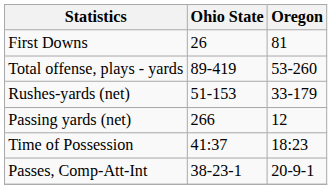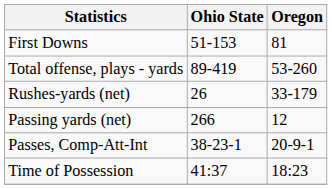(199, 42) 26 -> (214, 42) 51-153
(214, 94) 51-153 -> (199, 94) 26
rows swapped: (78, 171) <-> (71, 145)
